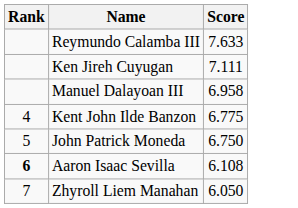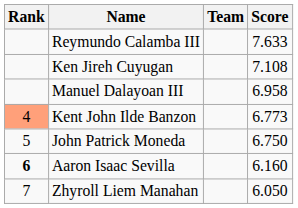+ column: (226, 16)
(226, 66) 7.111 -> (270, 66) 7.108
(26, 116) no background -> (26, 116) lightsalmon background
(226, 116) 6.775 -> (270, 116) 6.773
(226, 166) 6.108 -> (270, 166) 6.160
